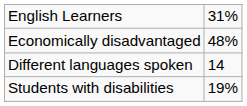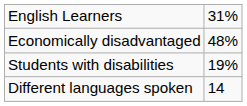rows swapped: (91, 88) <-> (100, 64)
